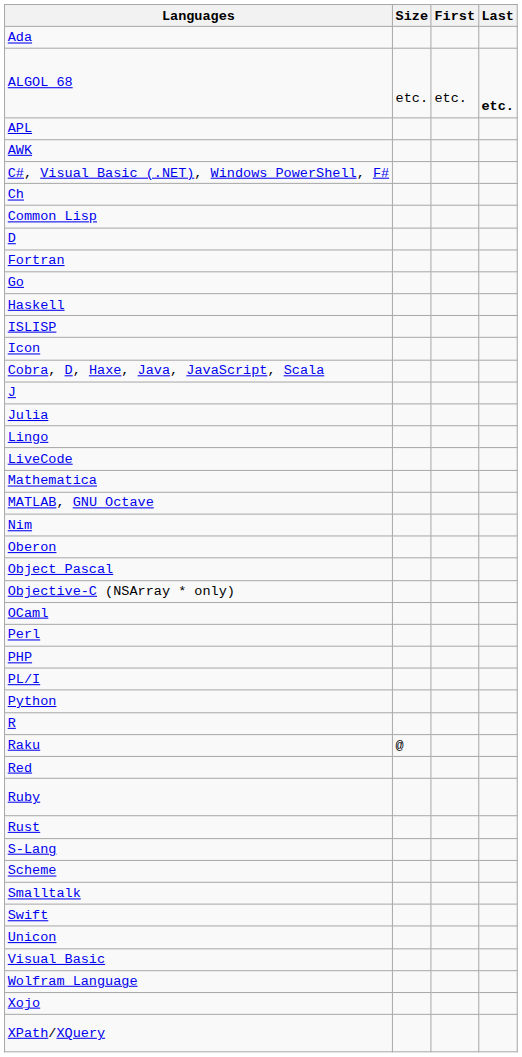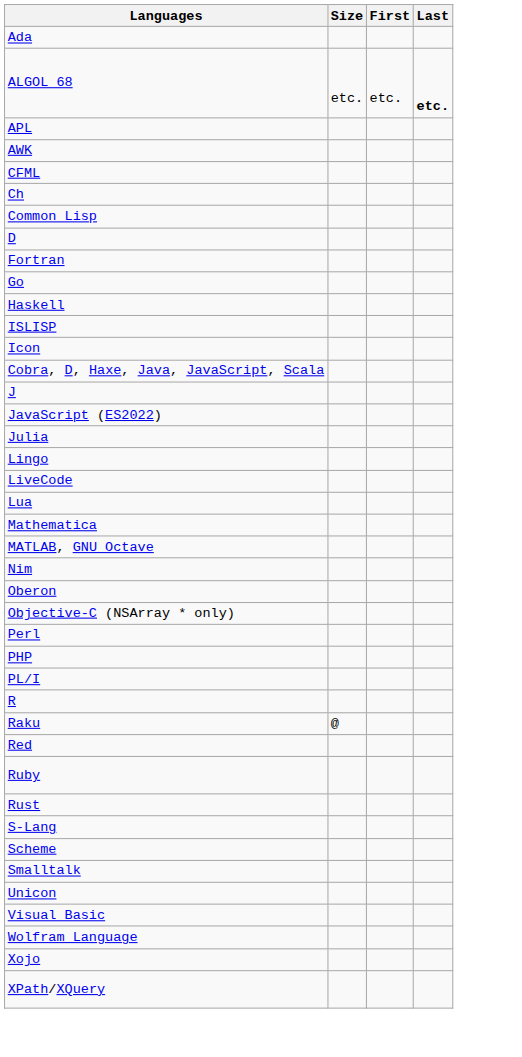- row: (198, 173)
+ row: (24, 173)
+ row: (85, 415)
+ row: (20, 503)
- row: (60, 569)
- row: (28, 613)
- row: (32, 701)
- row: (28, 915)
